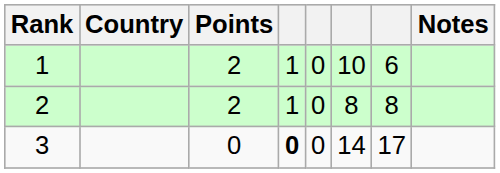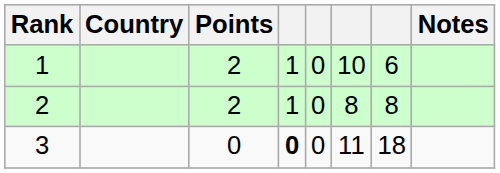(351, 146) 14 -> (351, 146) 11
(392, 146) 17 -> (392, 146) 18
